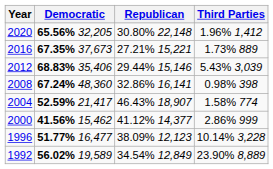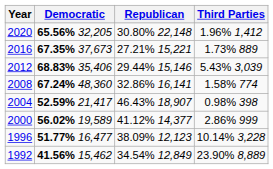(231, 84) 0.98% 398 -> (231, 84) 1.58% 774
(231, 102) 1.58% 774 -> (231, 102) 0.98% 398
(75, 120) 41.56% 15,462 -> (75, 120) 56.02% 19,589
(75, 155) 56.02% 19,589 -> (75, 155) 41.56% 15,462
